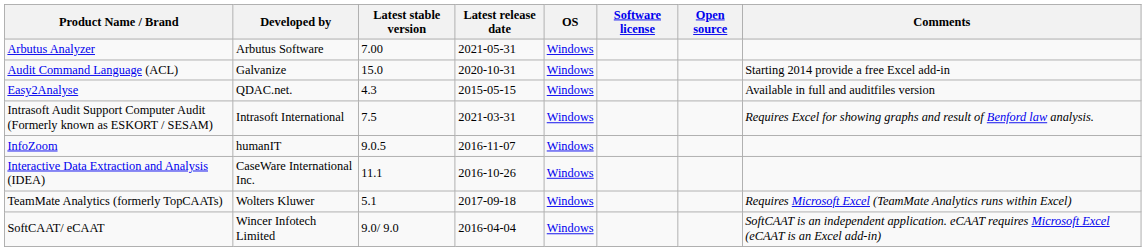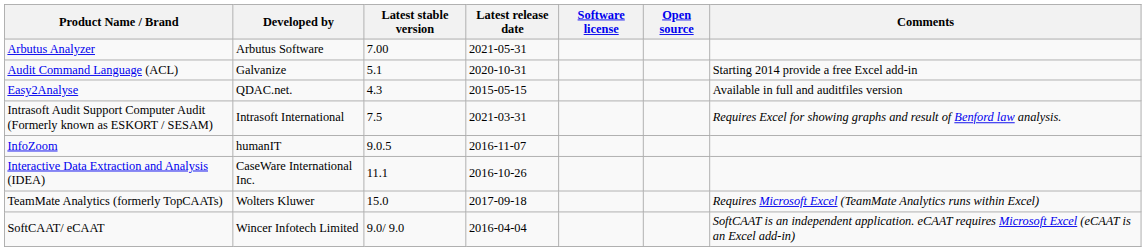- column: (570, 21)
(372, 69) 15.0 -> (375, 69) 5.1
(369, 200) 5.1 -> (378, 200) 15.0
